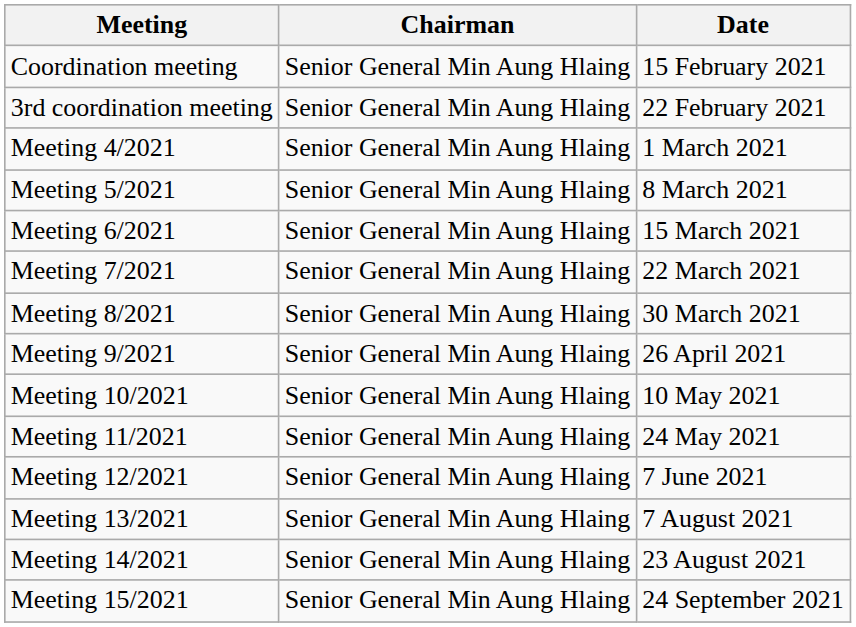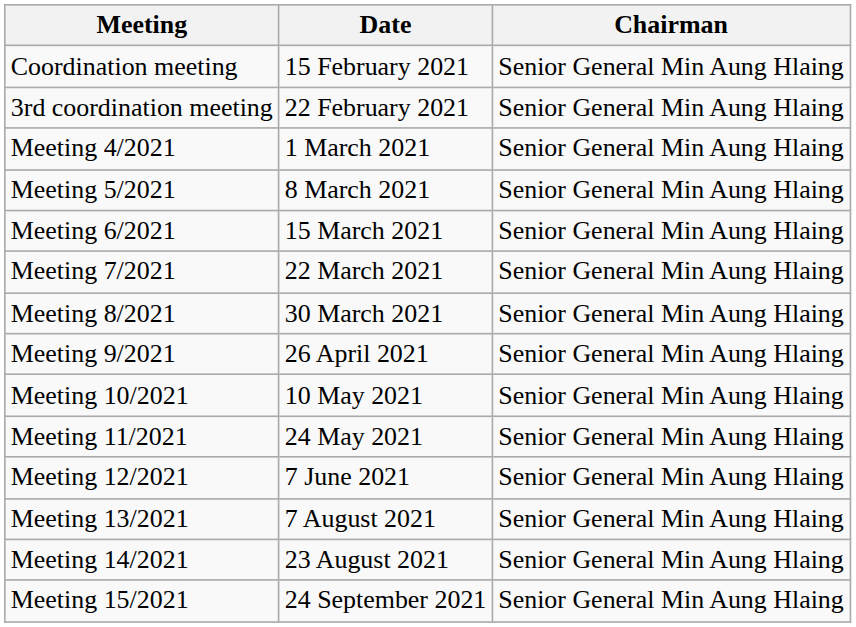columns swapped: (743, 25) <-> (458, 25)
